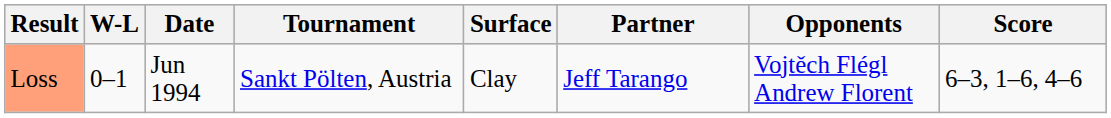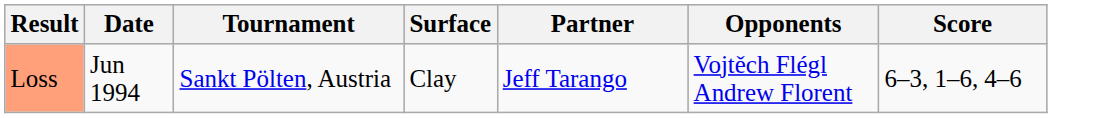- column: (114, 24)
